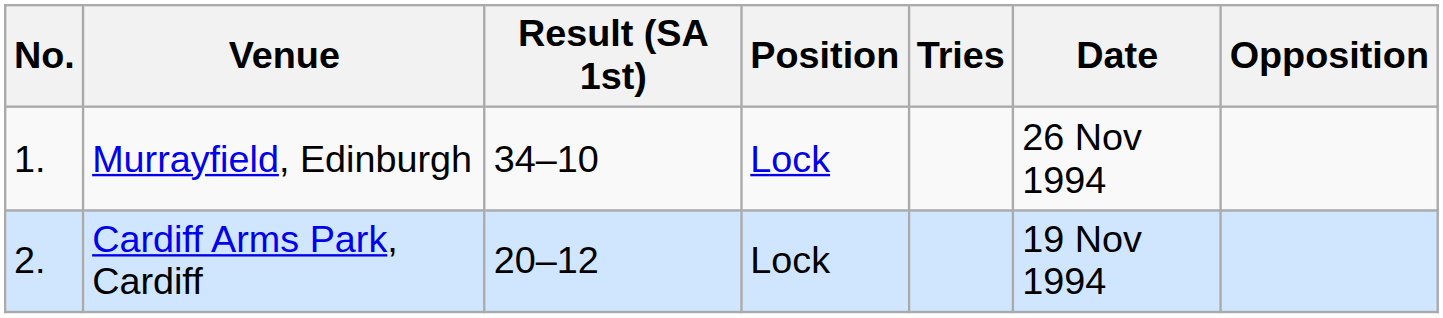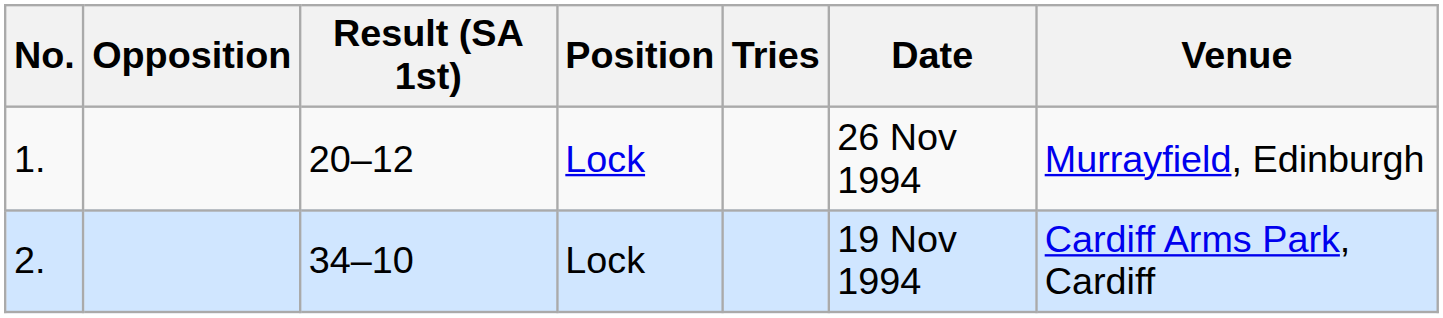columns swapped: (1329, 55) <-> (284, 55)
(546, 158) 34–10 -> (361, 158) 20–12
(546, 260) 20–12 -> (361, 260) 34–10
